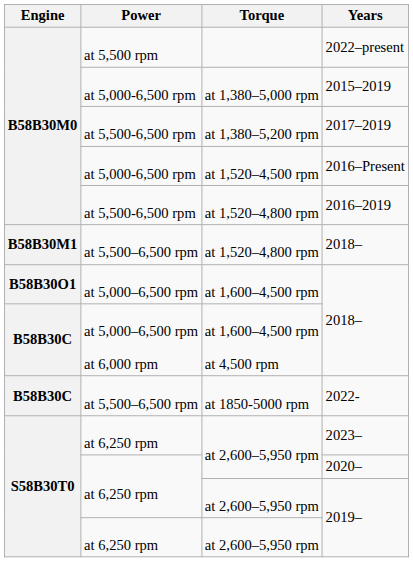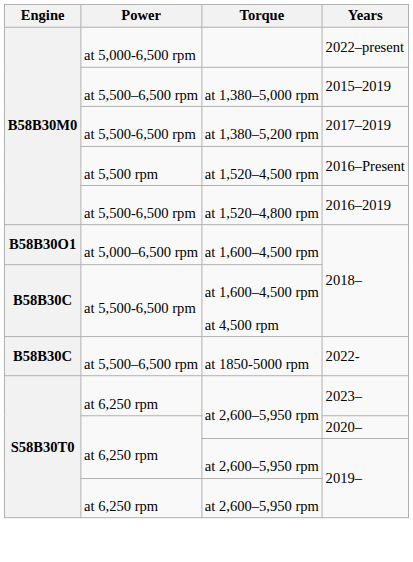(121, 55) at 5,500 rpm -> (140, 55) at 5,000-6,500 rpm
(140, 94) at 5,000-6,500 rpm -> (141, 94) at 5,500–6,500 rpm
(140, 173) at 5,000-6,500 rpm -> (121, 173) at 5,500 rpm
- row: (262, 252)
(141, 348) at 5,000–6,500 rpm at 6,000 rpm -> (140, 308) at 5,500-6,500 rpm
